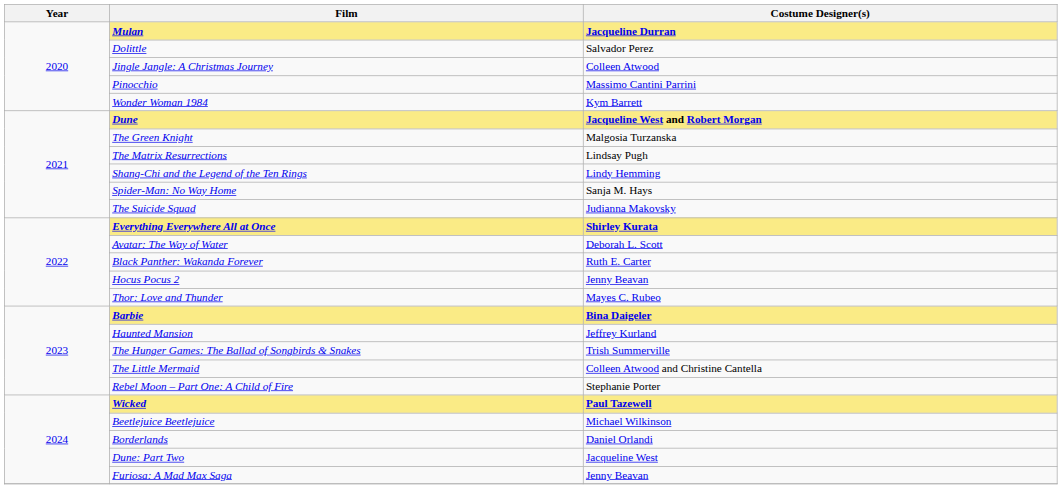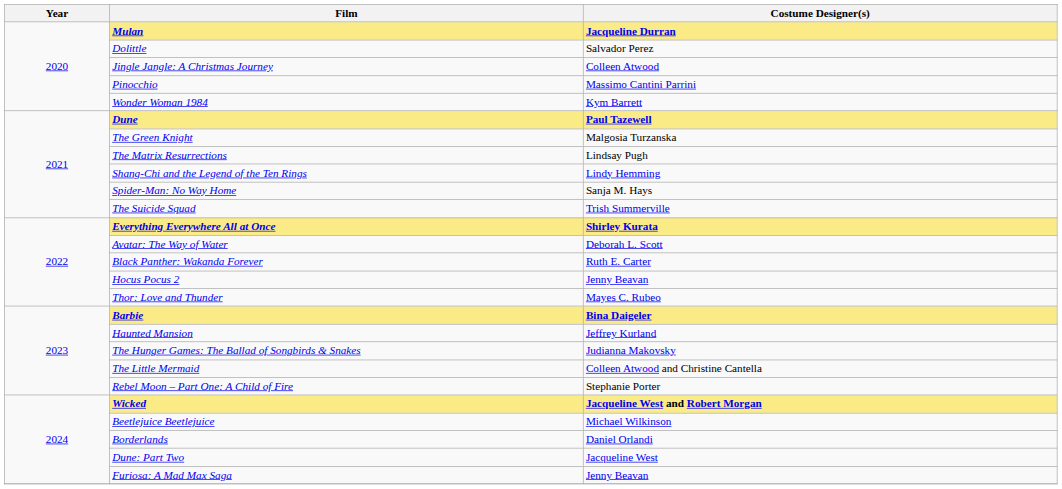(674, 119) Jacqueline West and Robert Morgan -> (619, 119) Paul Tazewell
(631, 208) Judianna Makovsky -> (628, 208) Trish Summerville
(628, 350) Trish Summerville -> (631, 350) Judianna Makovsky
(619, 404) Paul Tazewell -> (674, 404) Jacqueline West and Robert Morgan
